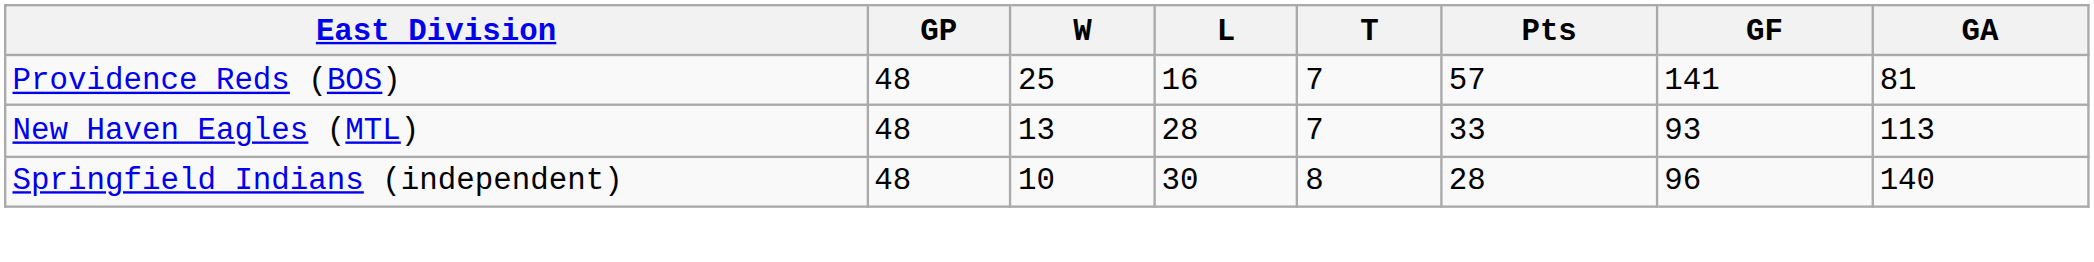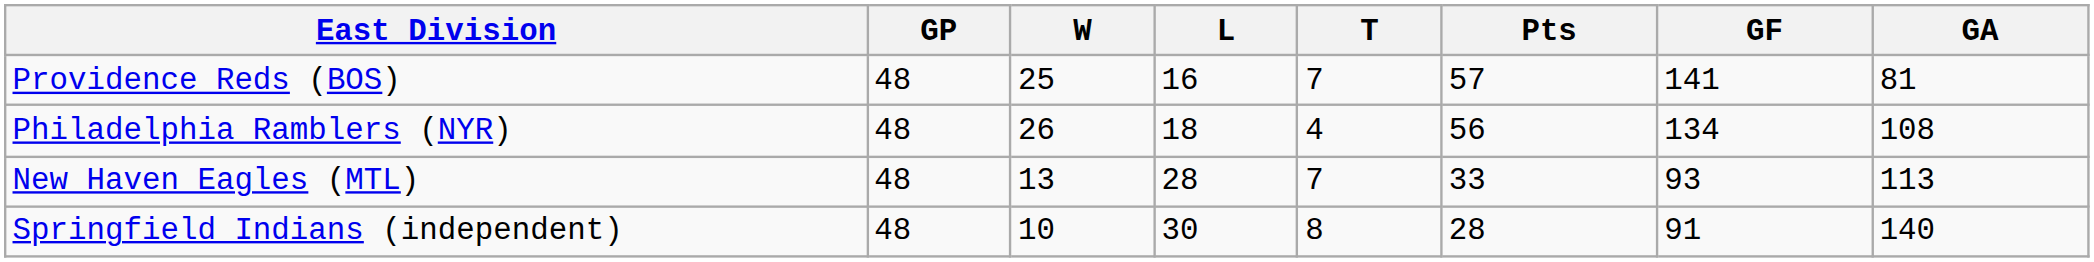+ row: (262, 131)
(1683, 181) 96 -> (1683, 231) 91
